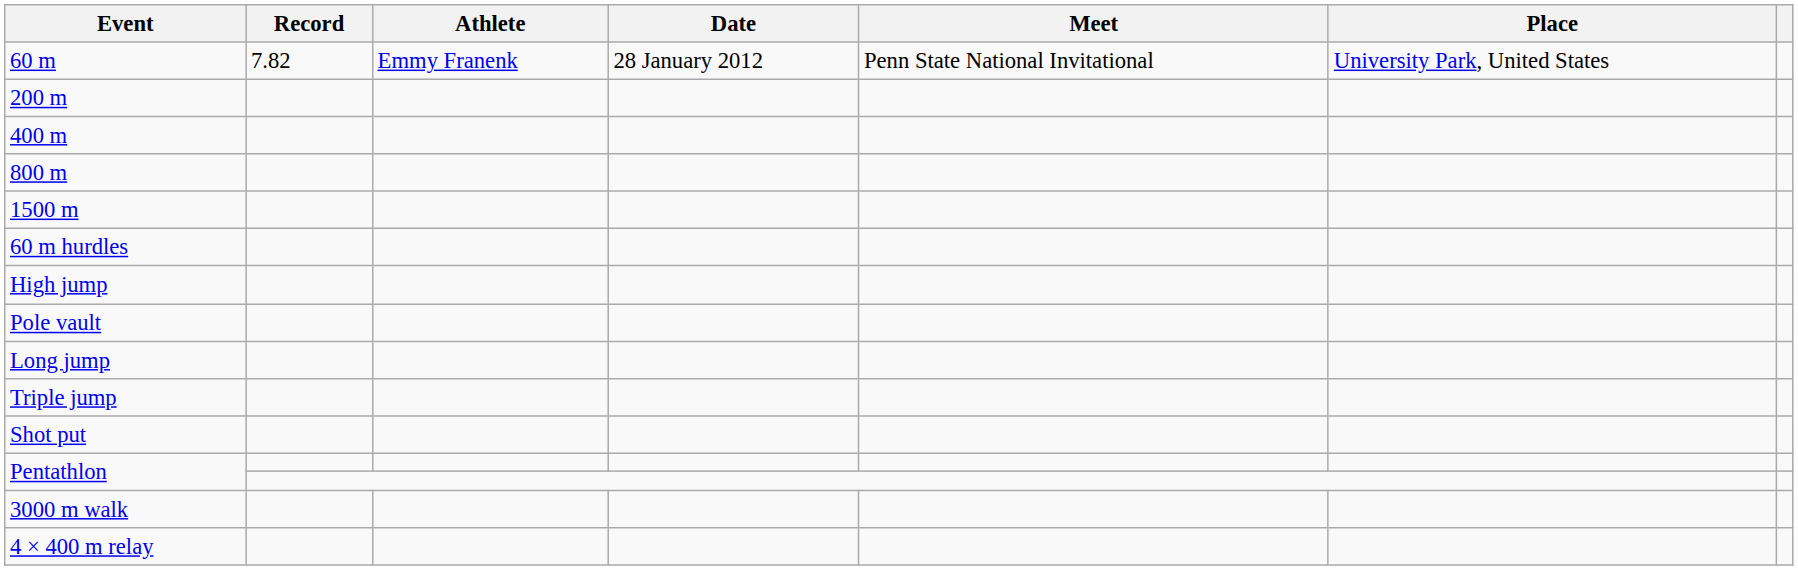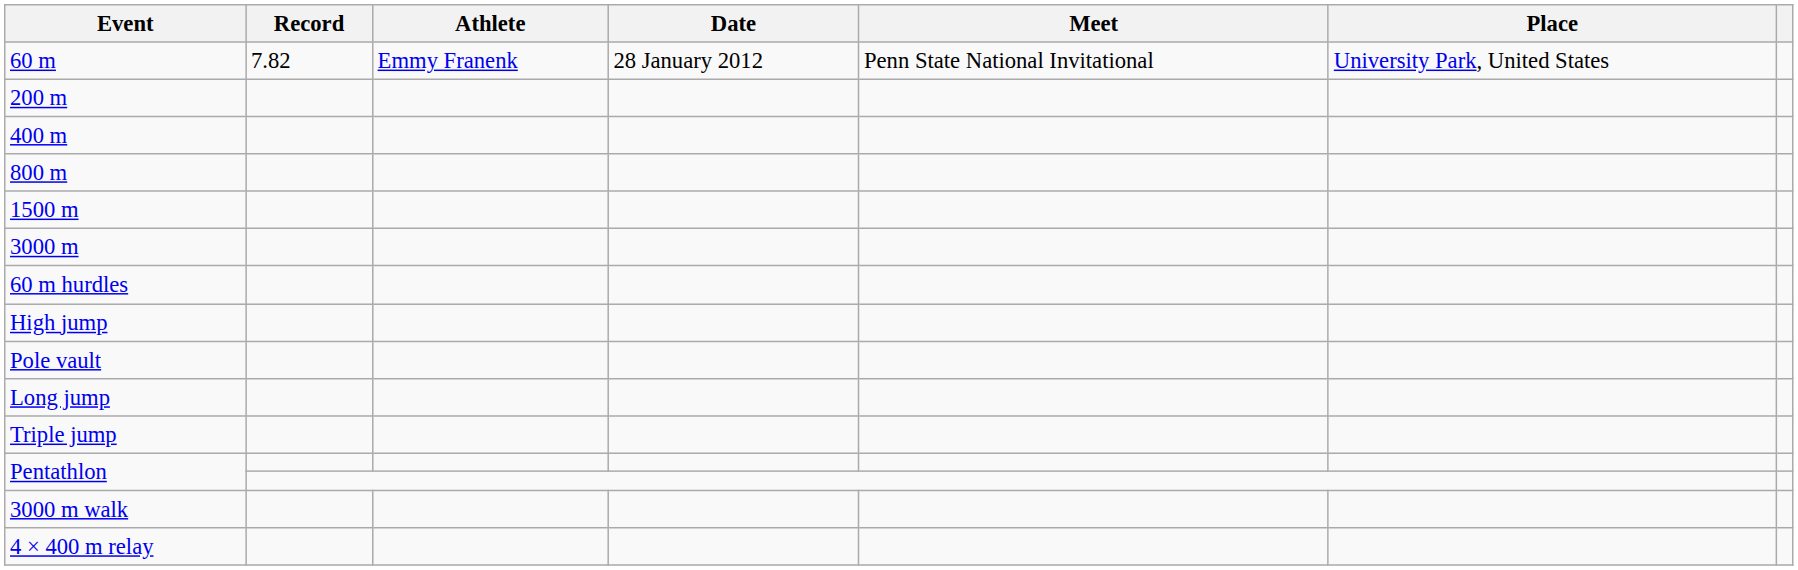+ row: (44, 247)
- row: (48, 434)
